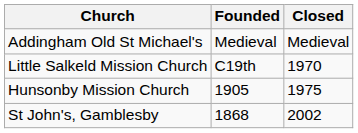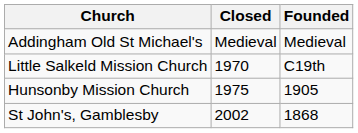columns swapped: (247, 16) <-> (318, 16)
